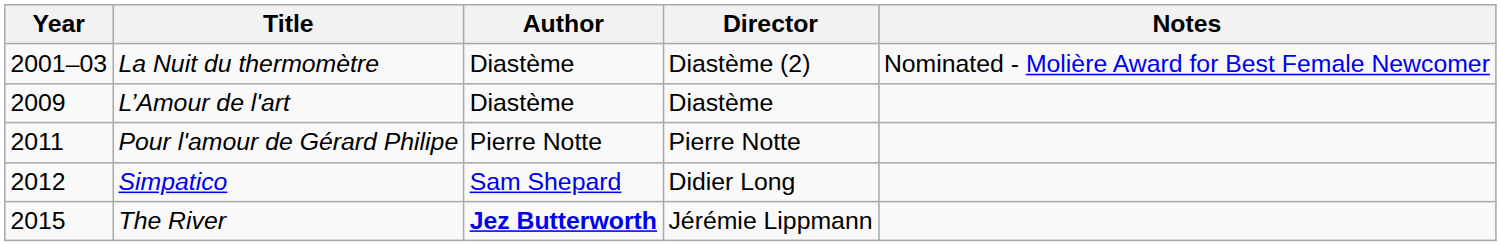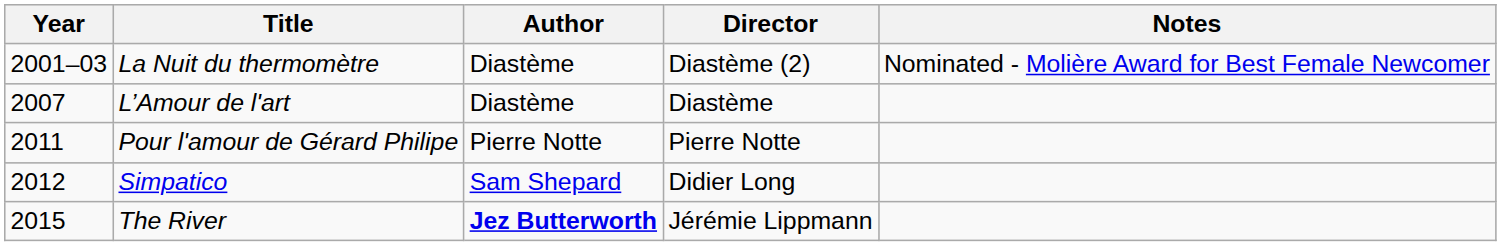(38, 102) 2009 -> (38, 102) 2007
